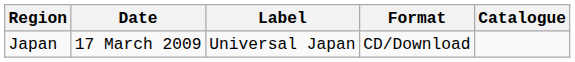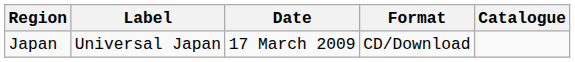columns swapped: (138, 18) <-> (282, 18)
